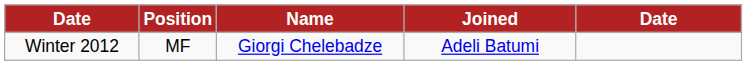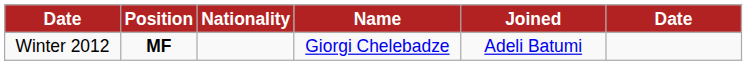+ column: (246, 19)
(178, 46) normal -> (159, 46) bold
